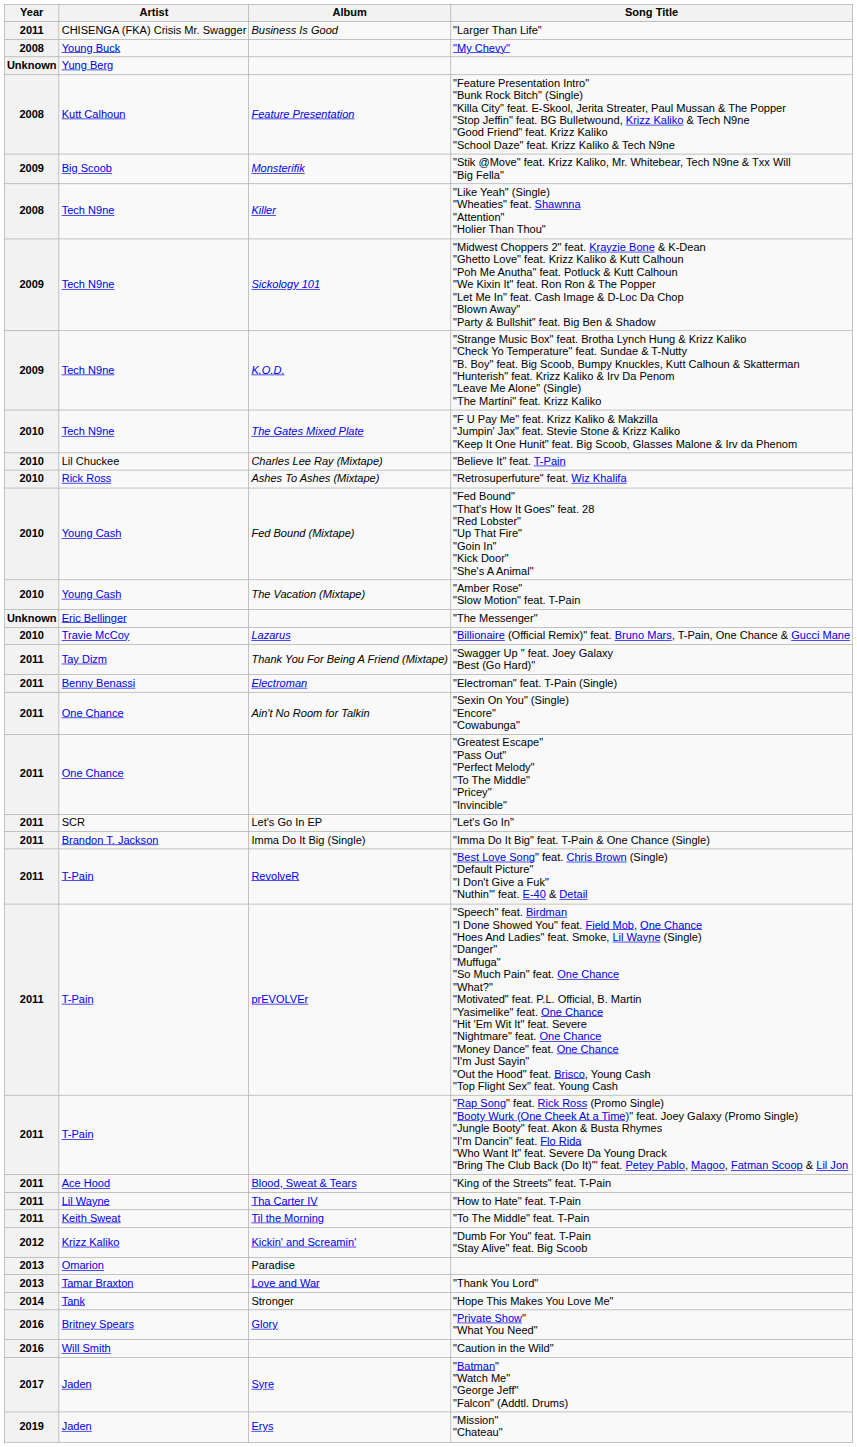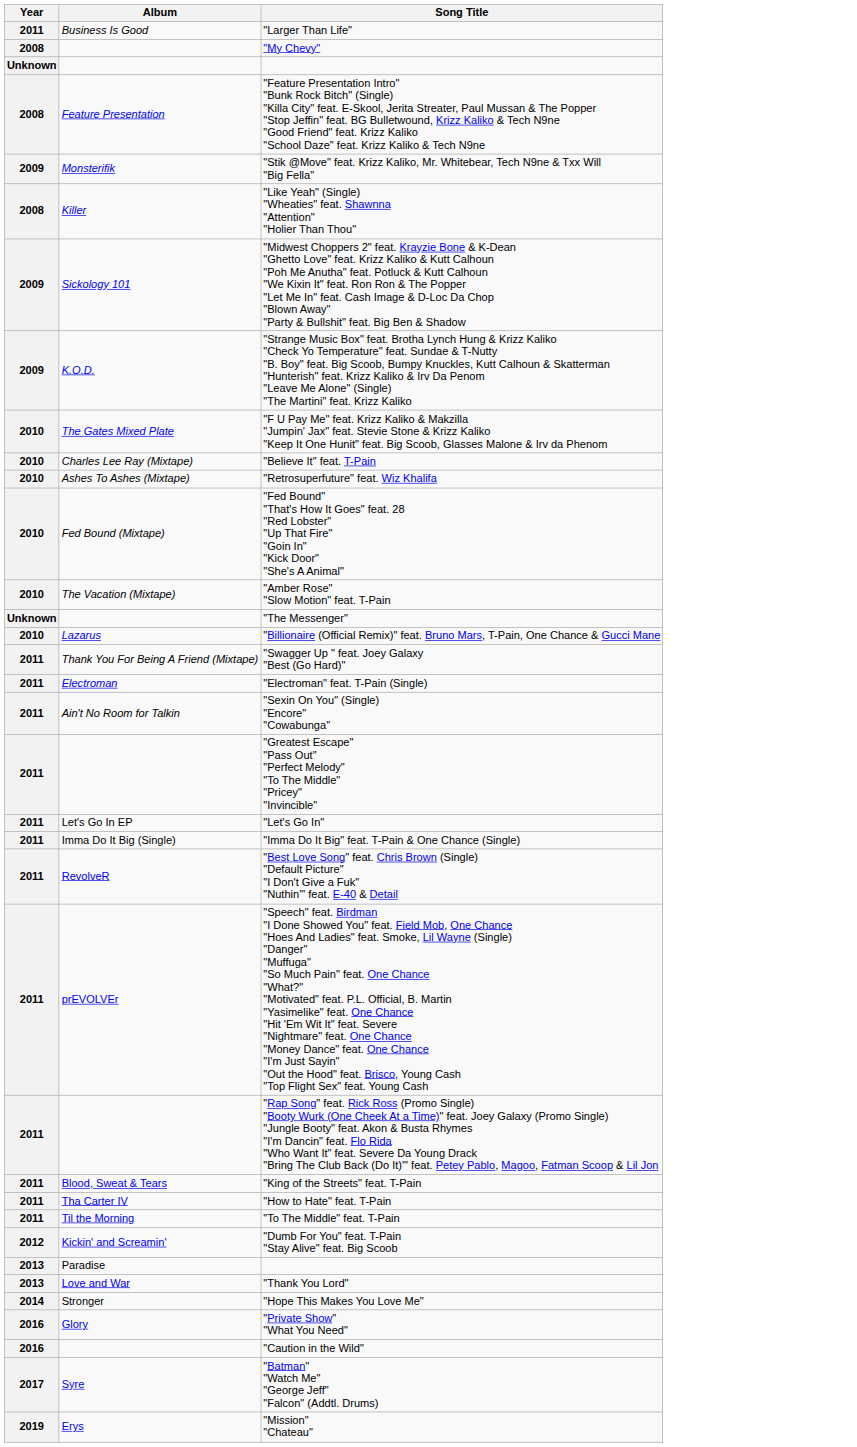- column: (154, 13)
